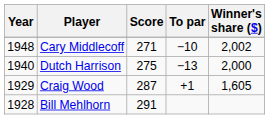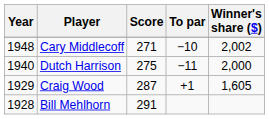(187, 66) −13 -> (187, 66) −11
